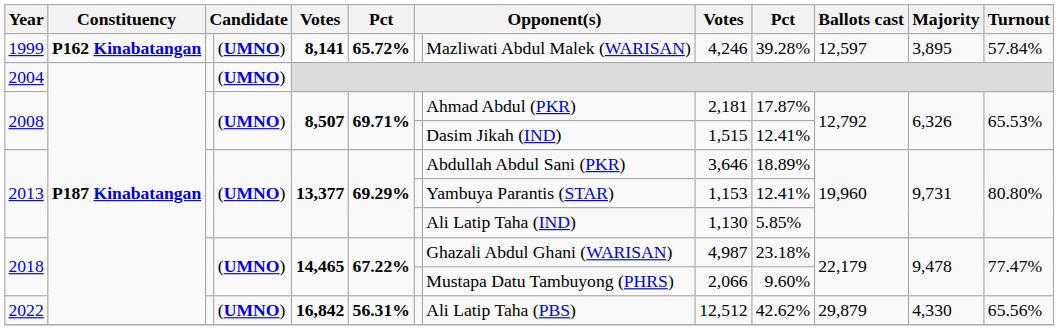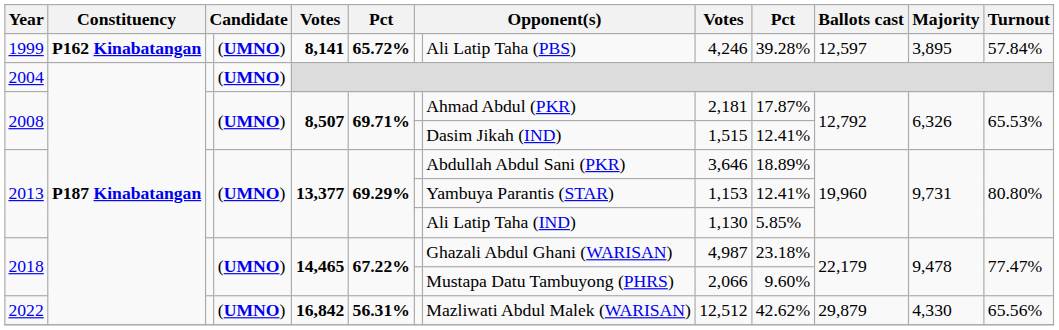(559, 48) Mazliwati Abdul Malek (WARISAN) -> (501, 48) Ali Latip Taha (PBS)
(501, 309) Ali Latip Taha (PBS) -> (559, 309) Mazliwati Abdul Malek (WARISAN)
